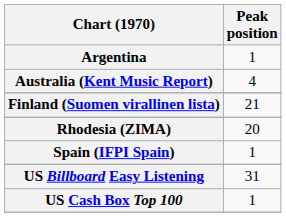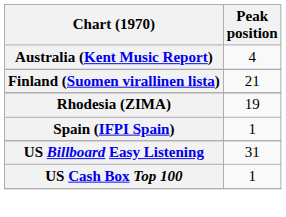- row: (114, 57)
(252, 128) 20 -> (252, 104) 19
